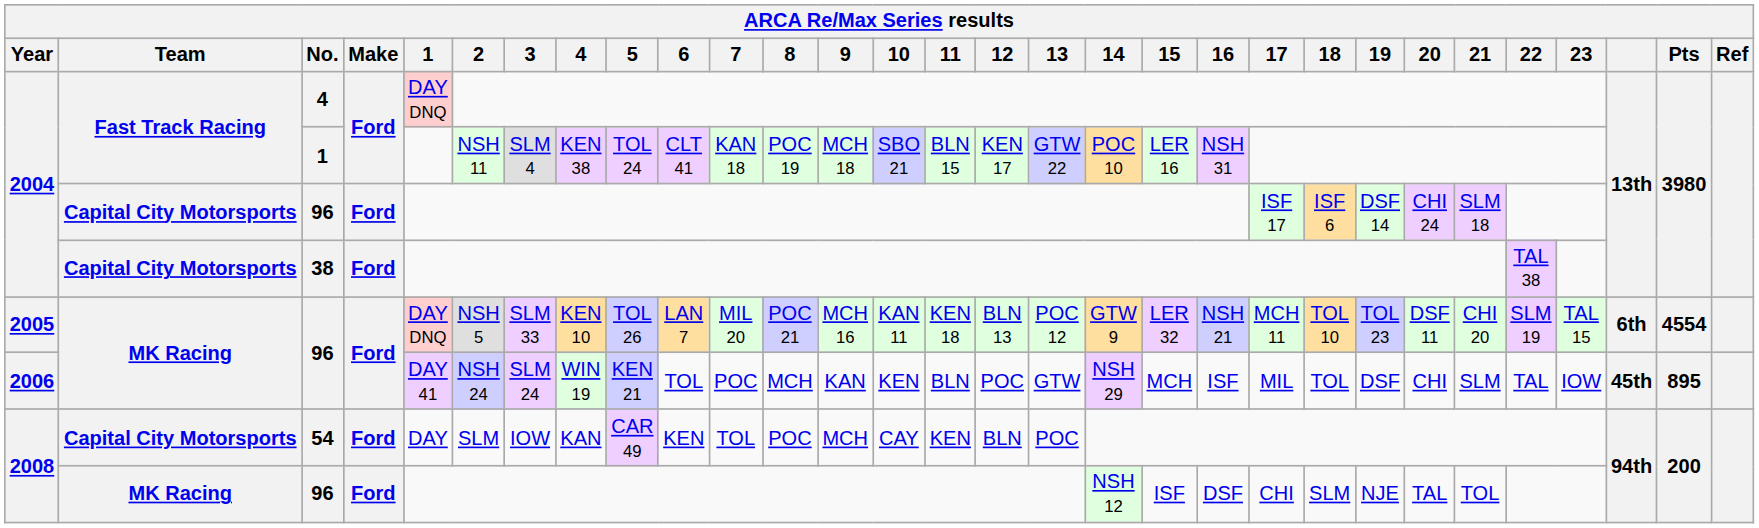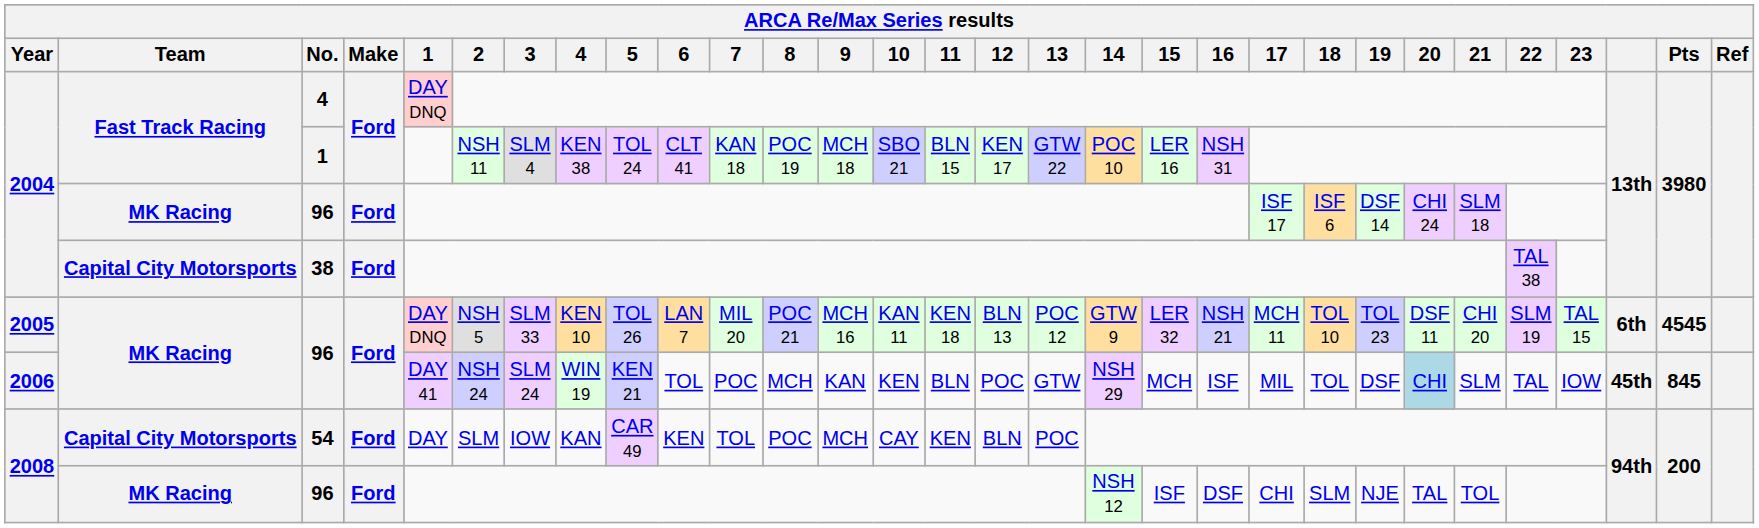(180, 212) Capital City Motorsports -> (180, 212) MK Racing
(1684, 325) 4554 -> (1684, 325) 4545
(1430, 381) no background -> (1430, 381) lightblue background
(1684, 381) 895 -> (1684, 381) 845
